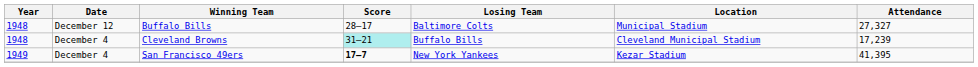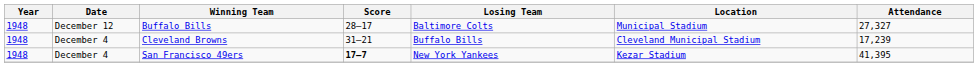(359, 40) paleturquoise background -> (359, 40) no background
(17, 55) 1949 -> (17, 55) 1948
